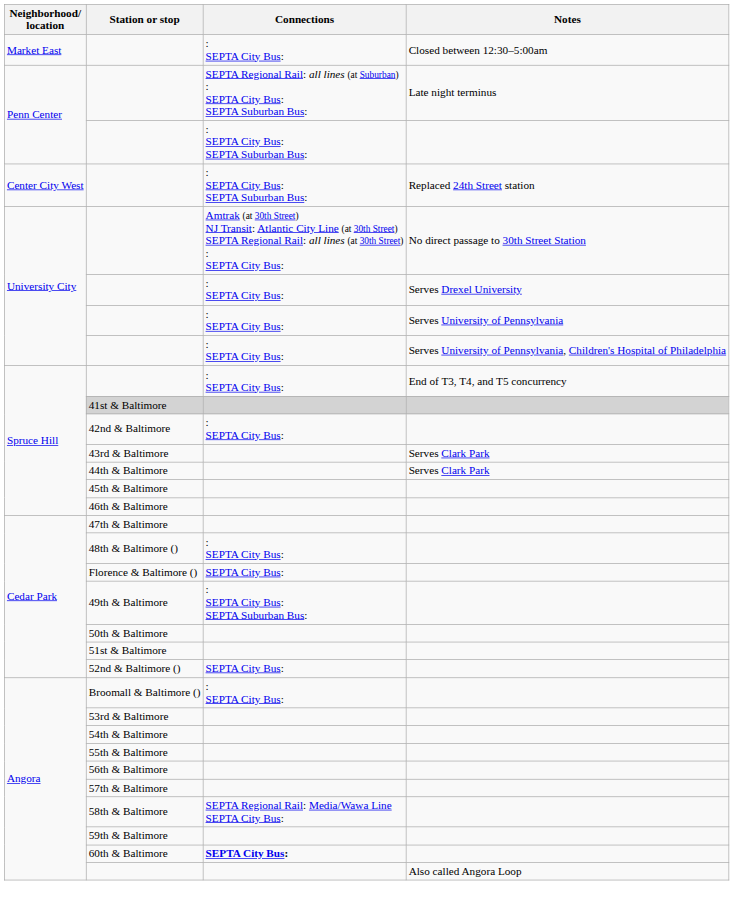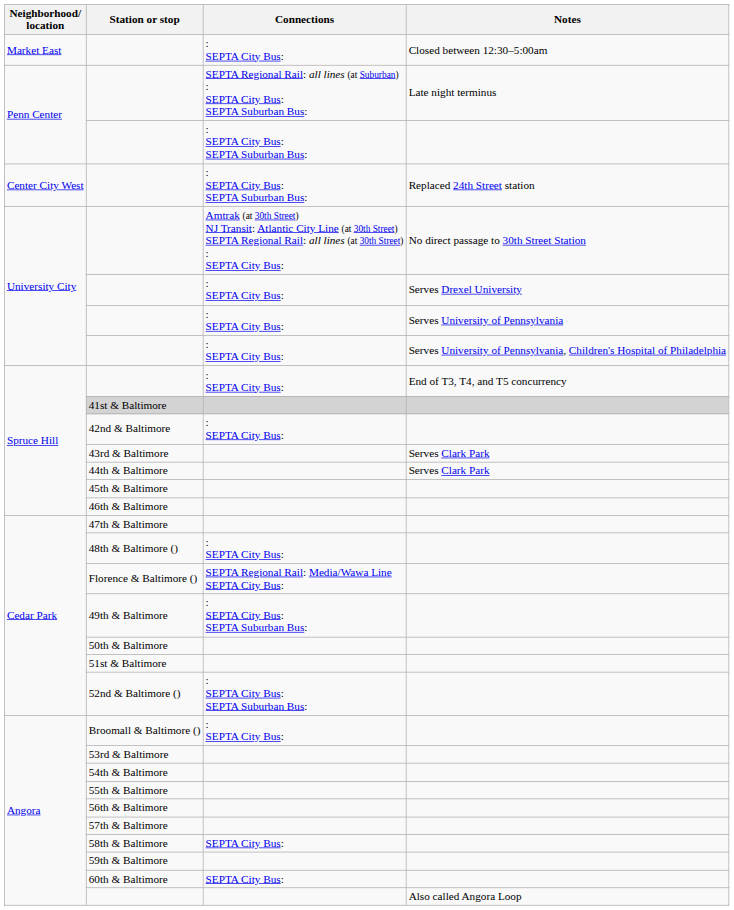(245, 572) SEPTA City Bus: -> (299, 578) SEPTA Regional Rail: Media/Wawa Line SEPTA City Bus:
(245, 668) SEPTA City Bus: -> (256, 693) : SEPTA City Bus: SEPTA Suburban Bus:
(299, 811) SEPTA Regional Rail: Media/Wawa Line SEPTA City Bus: -> (245, 843) SEPTA City Bus:
(247, 853) bold -> (245, 879) normal
